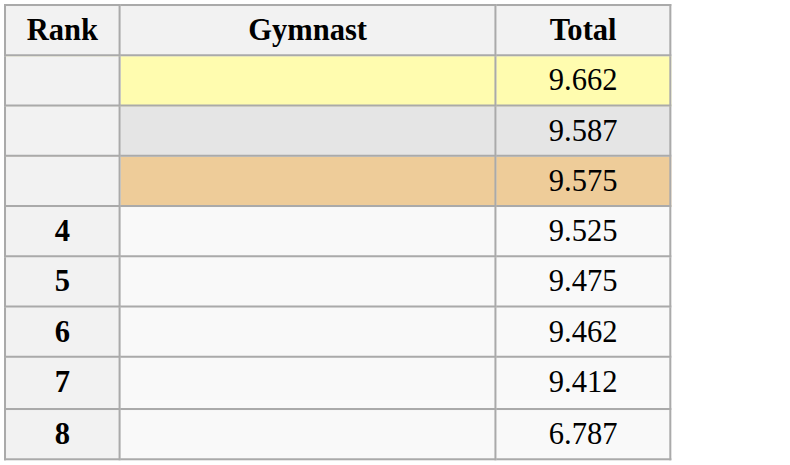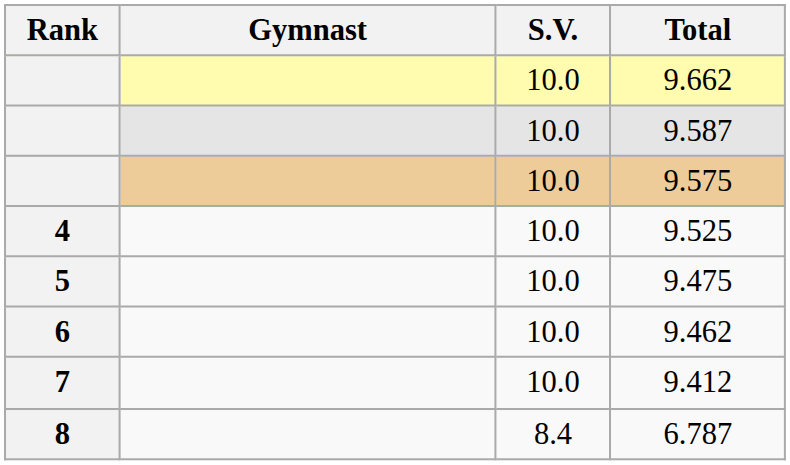+ column: (553, 29)
